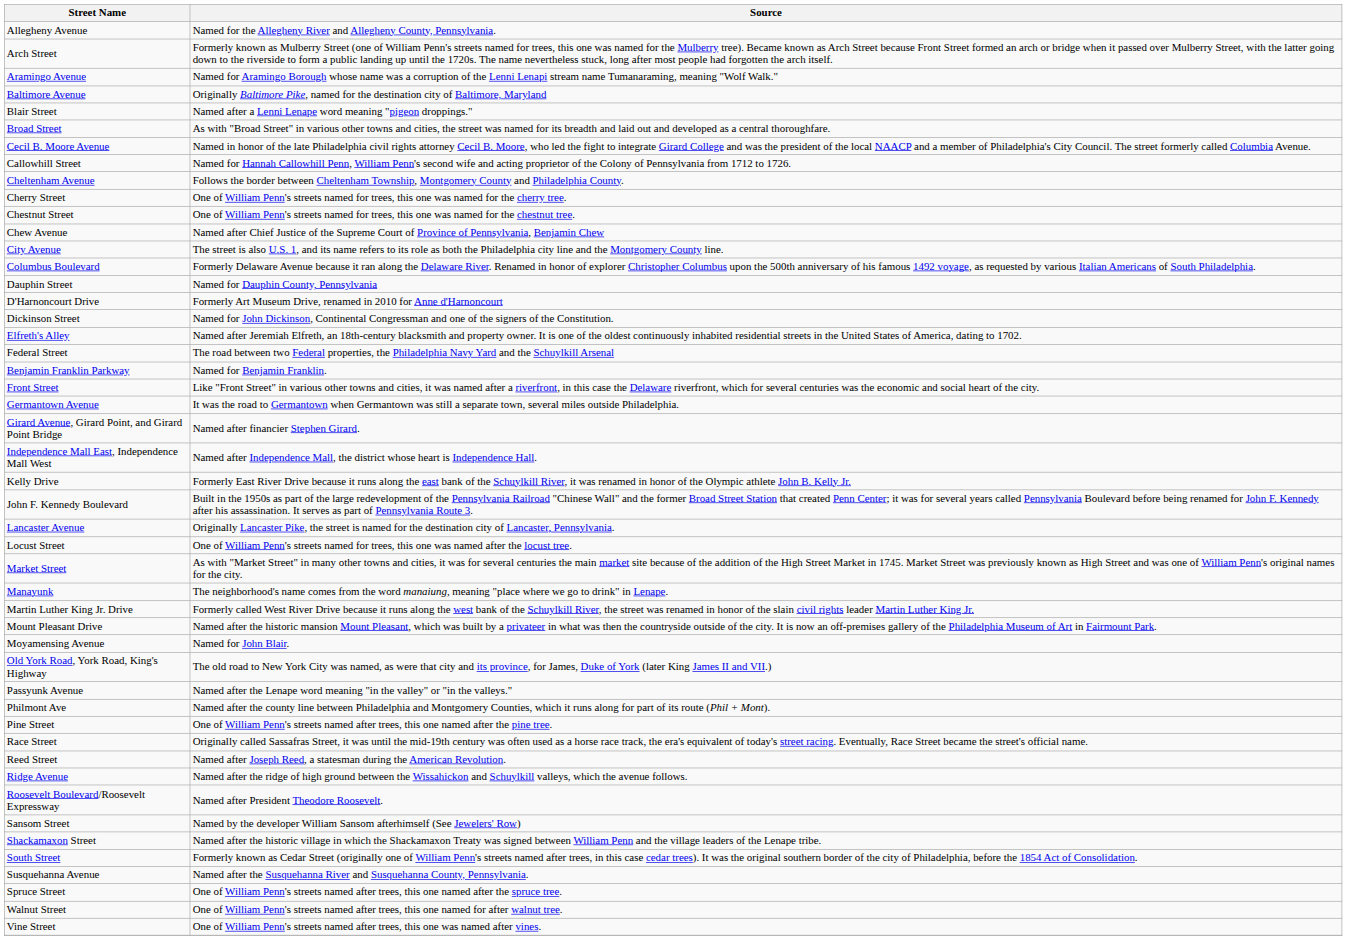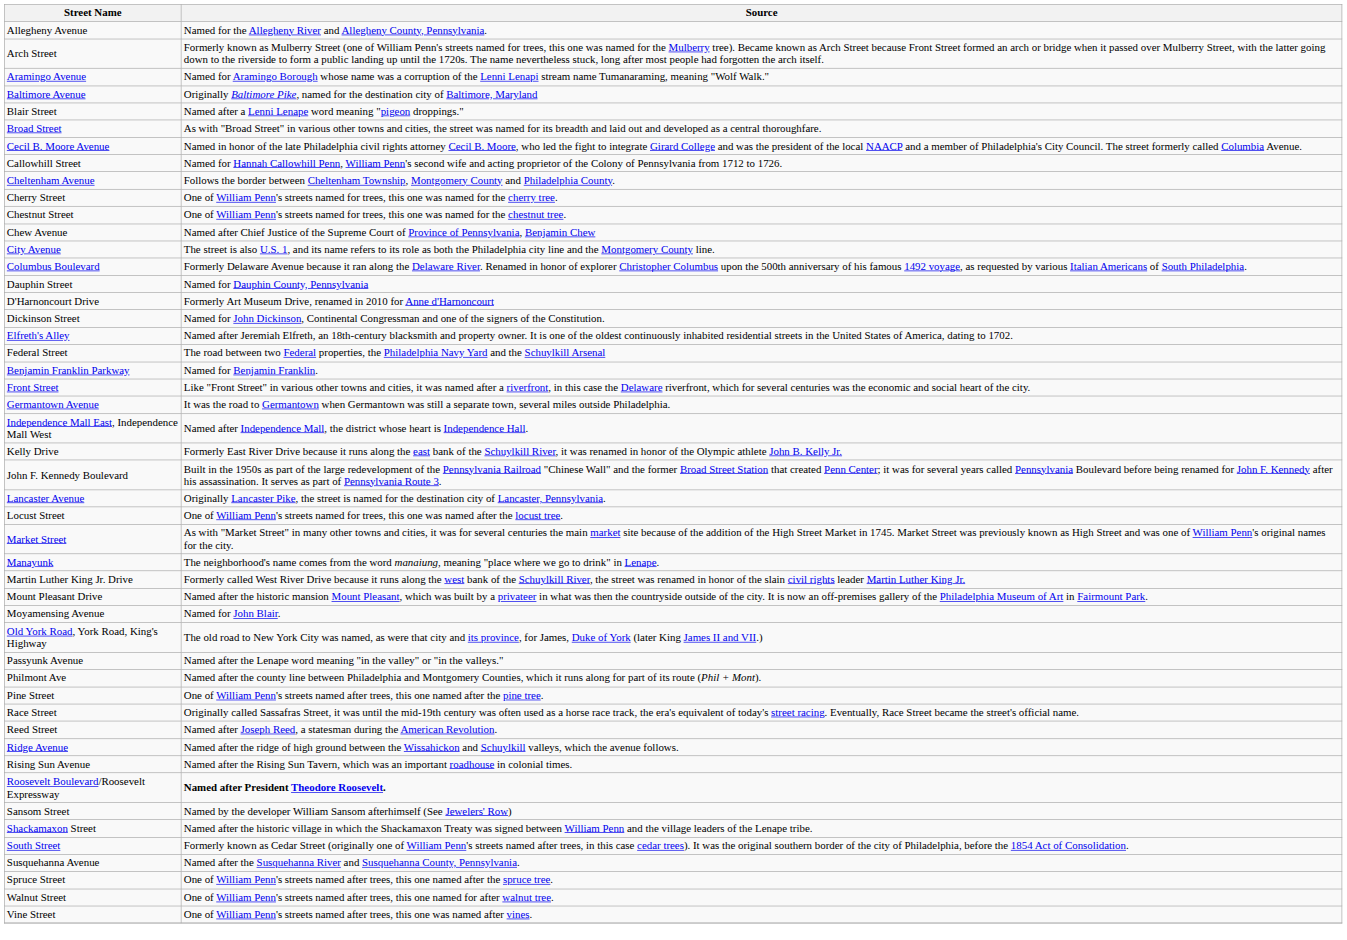- row: (95, 428)
+ row: (48, 764)
(288, 800) normal -> (285, 787) bold
